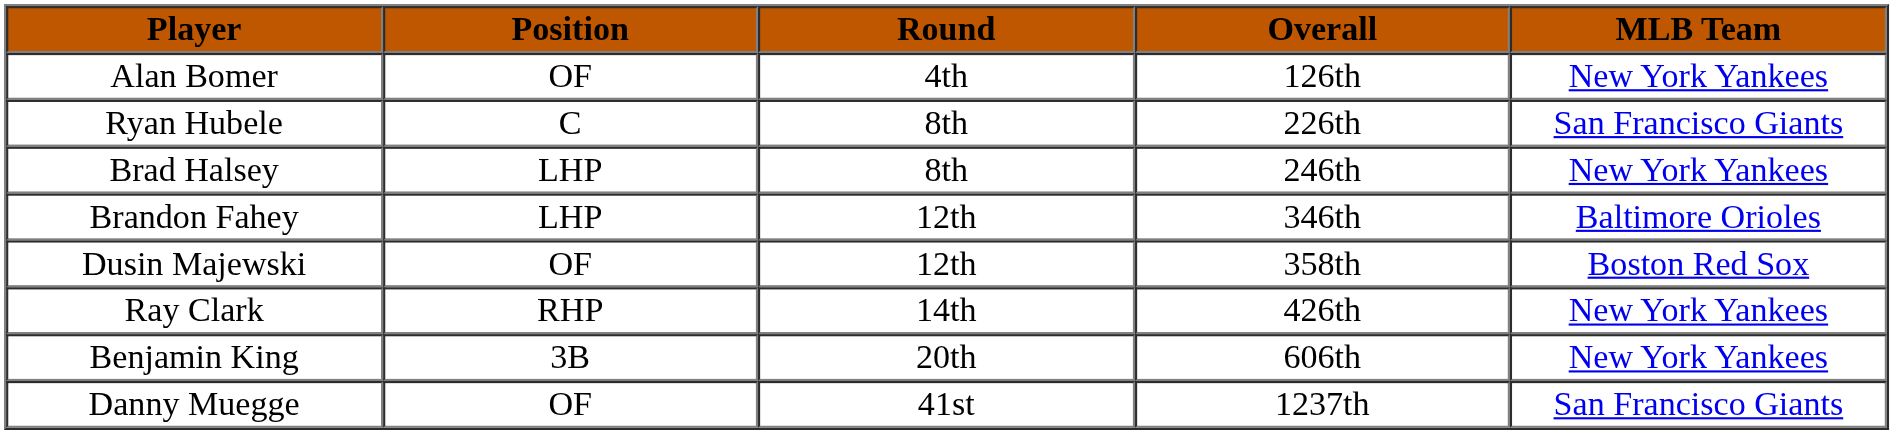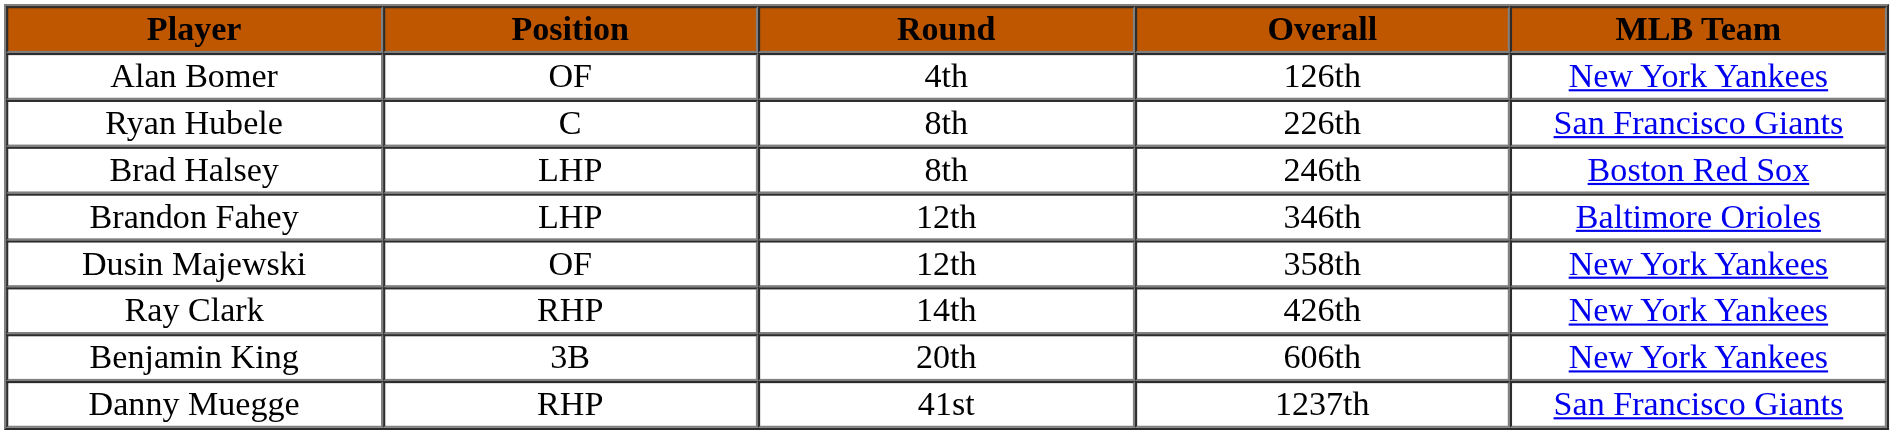(1698, 169) New York Yankees -> (1698, 169) Boston Red Sox
(1698, 263) Boston Red Sox -> (1698, 263) New York Yankees
(570, 403) OF -> (570, 403) RHP
